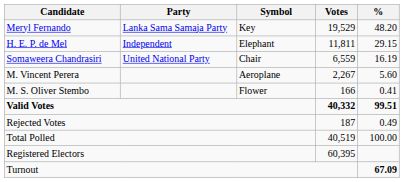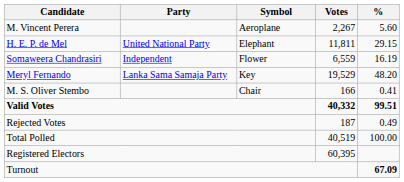rows swapped: (39, 28) <-> (43, 75)
(147, 43) Independent -> (166, 43) United National Party
(166, 59) United National Party -> (147, 59) Independent
(250, 59) Chair -> (253, 59) Flower
(253, 91) Flower -> (250, 91) Chair
